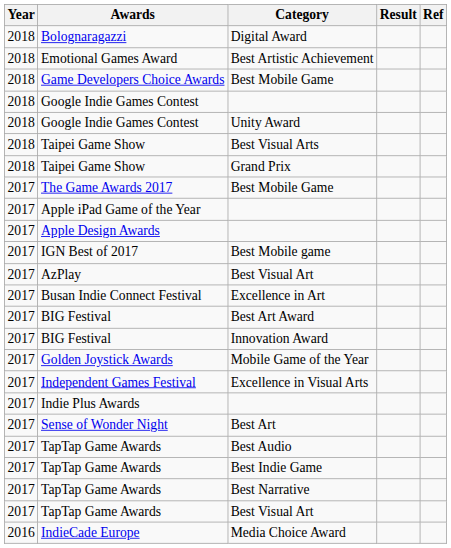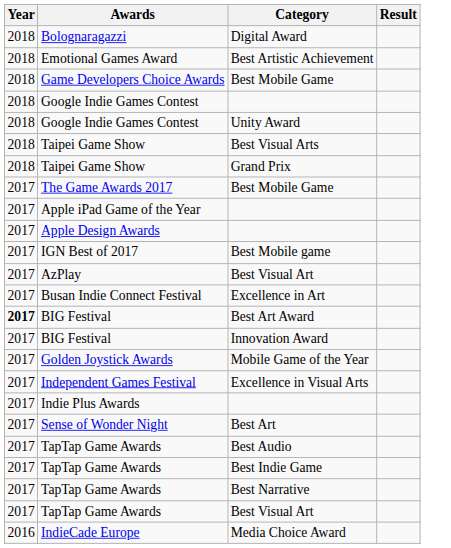- column: (433, 15)
(21, 317) normal -> (21, 317) bold
